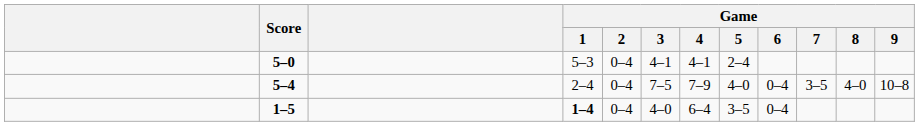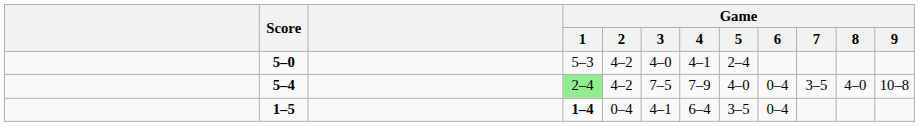(621, 62) 0–4 -> (621, 62) 4–2
(660, 62) 4–1 -> (660, 62) 4–0
(583, 86) no background -> (583, 86) lightgreen background
(621, 86) 0–4 -> (621, 86) 4–2
(660, 109) 4–0 -> (660, 109) 4–1
